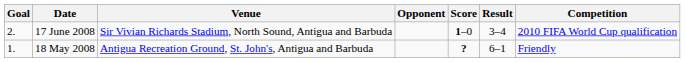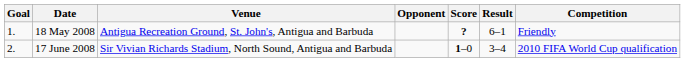rows swapped: (65, 48) <-> (65, 31)
